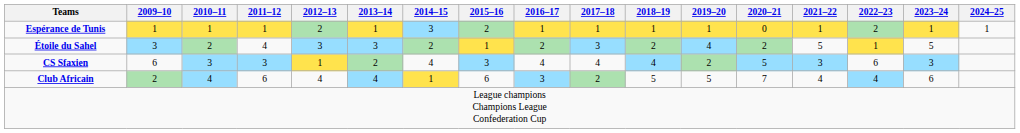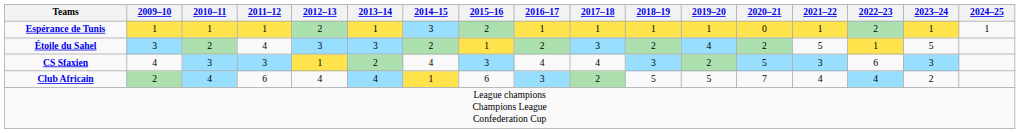(155, 62) 6 -> (155, 62) 4
(653, 62) 4 -> (653, 62) 3
(931, 79) 6 -> (931, 79) 2
